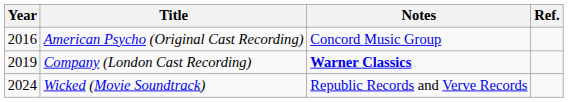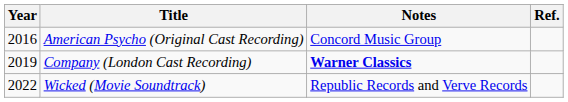(22, 85) 2024 -> (22, 85) 2022
